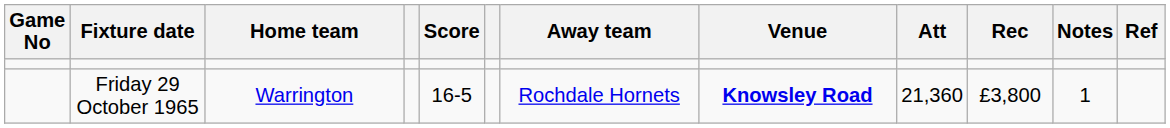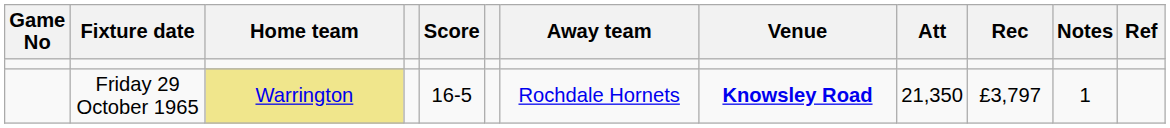(304, 95) no background -> (304, 95) khaki background
(932, 95) 21,360 -> (932, 95) 21,350
(1010, 95) £3,800 -> (1010, 95) £3,797
